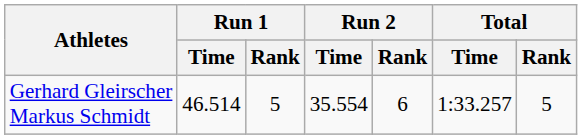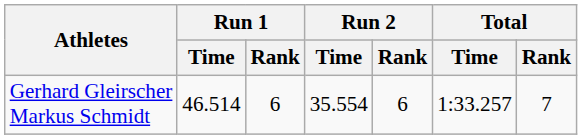(275, 104) 5 -> (275, 104) 6
(546, 104) 5 -> (546, 104) 7
